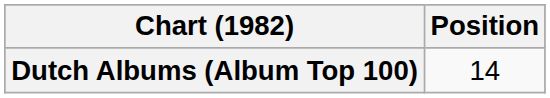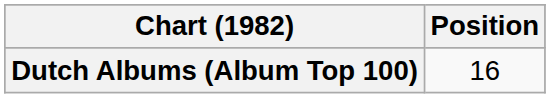(485, 69) 14 -> (485, 69) 16
